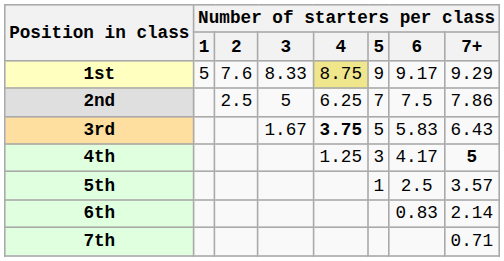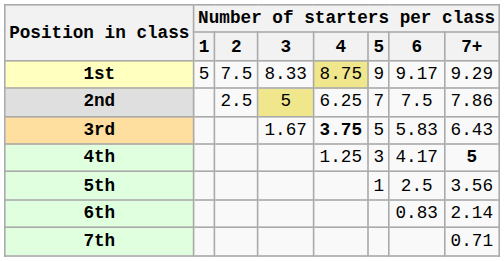(236, 74) 7.6 -> (236, 74) 7.5
(286, 102) no background -> (286, 102) khaki background
(472, 186) 3.57 -> (472, 186) 3.56
